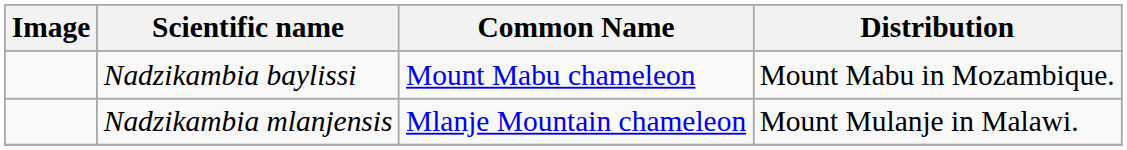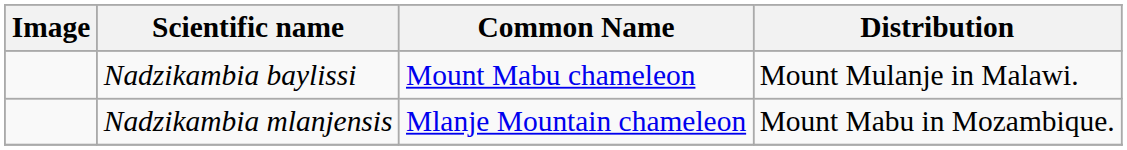(937, 74) Mount Mabu in Mozambique. -> (919, 74) Mount Mulanje in Malawi.
(919, 121) Mount Mulanje in Malawi. -> (937, 121) Mount Mabu in Mozambique.
